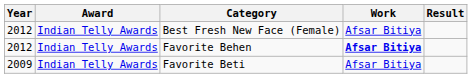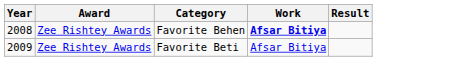- row: (252, 30)
(20, 47) 2012 -> (20, 30) 2008
(98, 47) Indian Telly Awards -> (94, 30) Zee Rishtey Awards
(98, 64) Indian Telly Awards -> (94, 47) Zee Rishtey Awards
